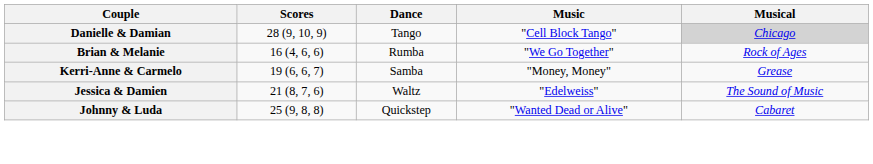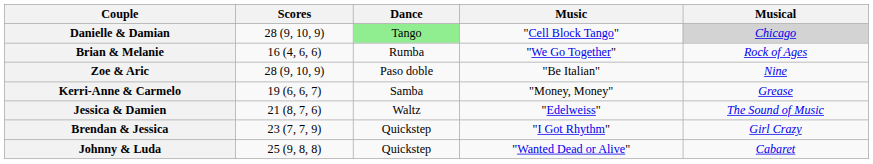(406, 33) no background -> (407, 33) lightgreen background
+ row: (120, 71)
+ row: (120, 129)
